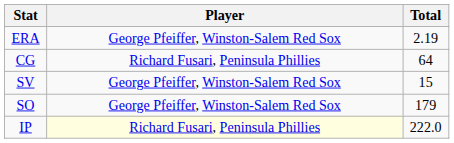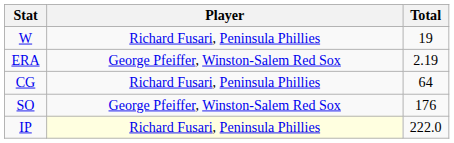+ row: (25, 37)
- row: (25, 82)
(426, 104) 179 -> (426, 104) 176
